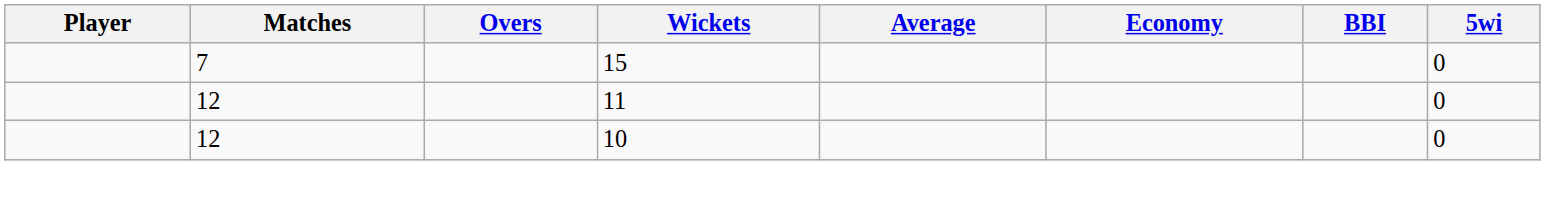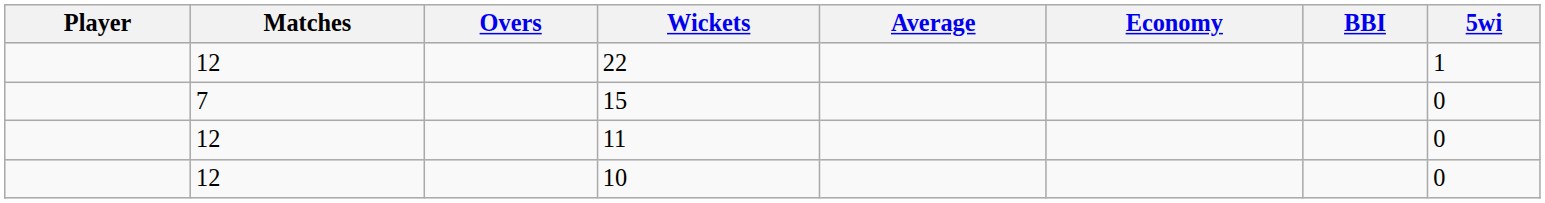+ row: (615, 62)
